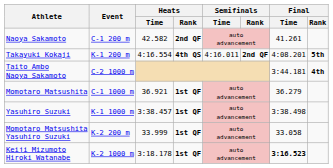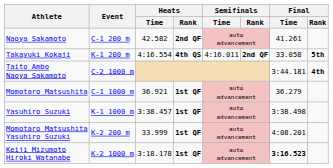(289, 54) 4:08.201 -> (289, 54) 33.058
(289, 132) 33.058 -> (289, 132) 4:08.201
